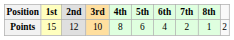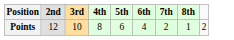- column: (51, 11)
